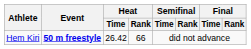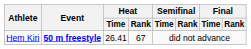(116, 38) 26.42 -> (116, 38) 26.41
(141, 38) 66 -> (141, 38) 67
